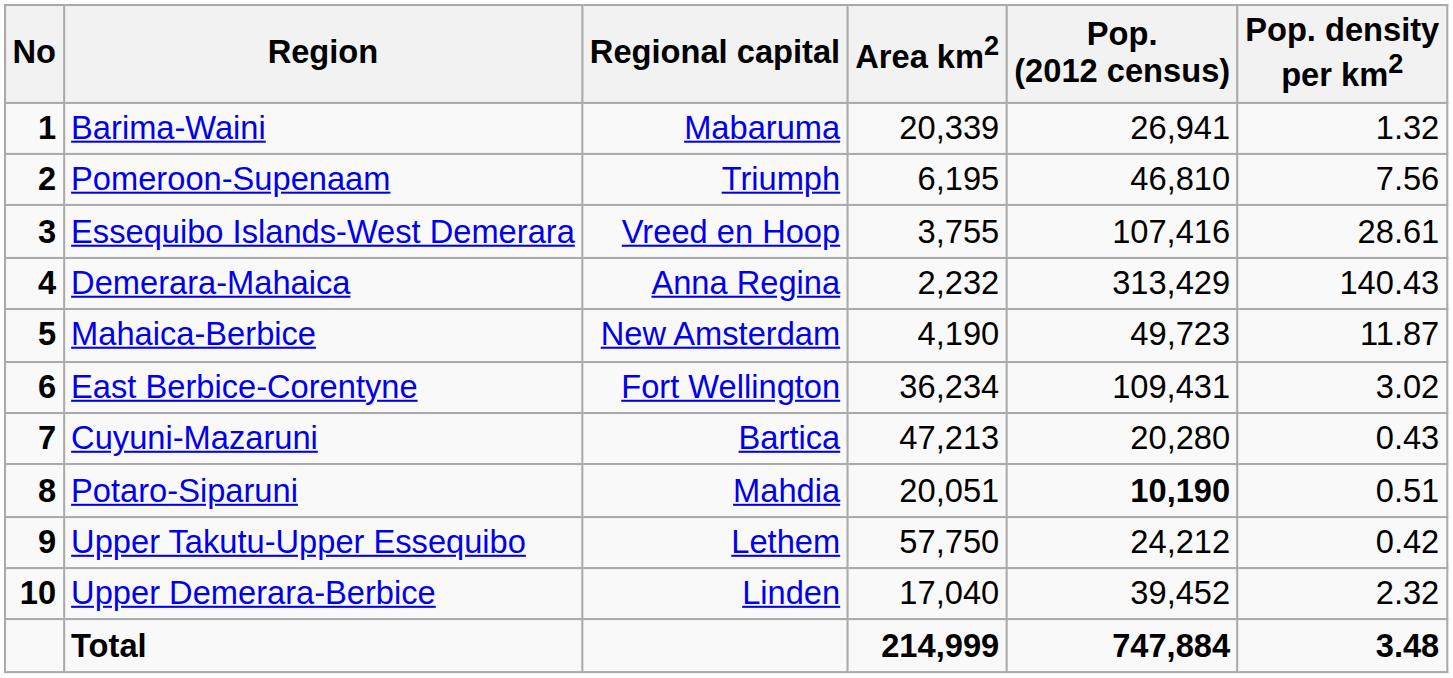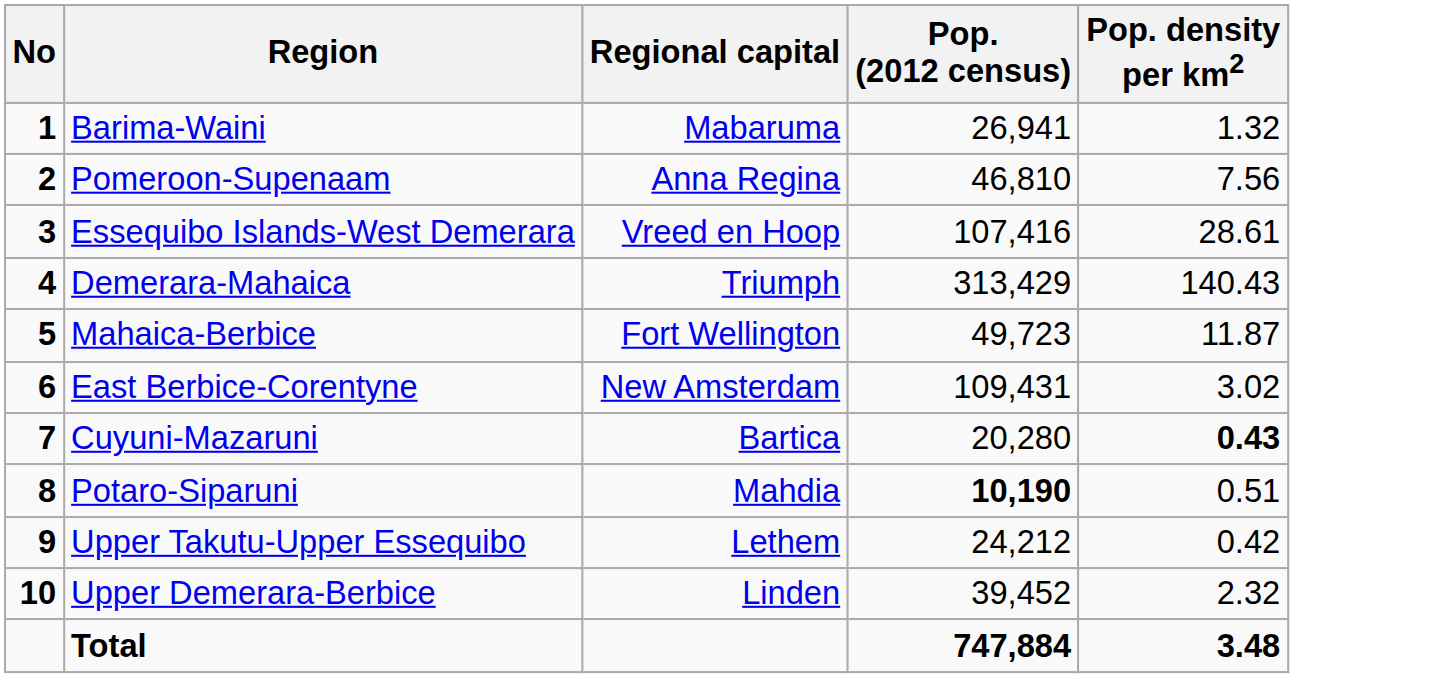- column: (927, 53)
(781, 179) Triumph -> (746, 179) Anna Regina
(746, 282) Anna Regina -> (781, 282) Triumph
(720, 334) New Amsterdam -> (731, 334) Fort Wellington
(731, 386) Fort Wellington -> (720, 386) New Amsterdam
(1408, 438) normal -> (1248, 438) bold
